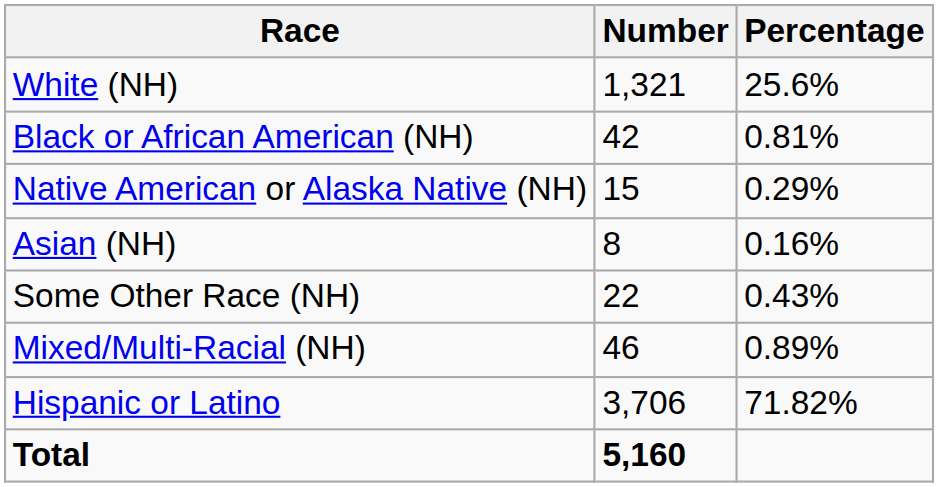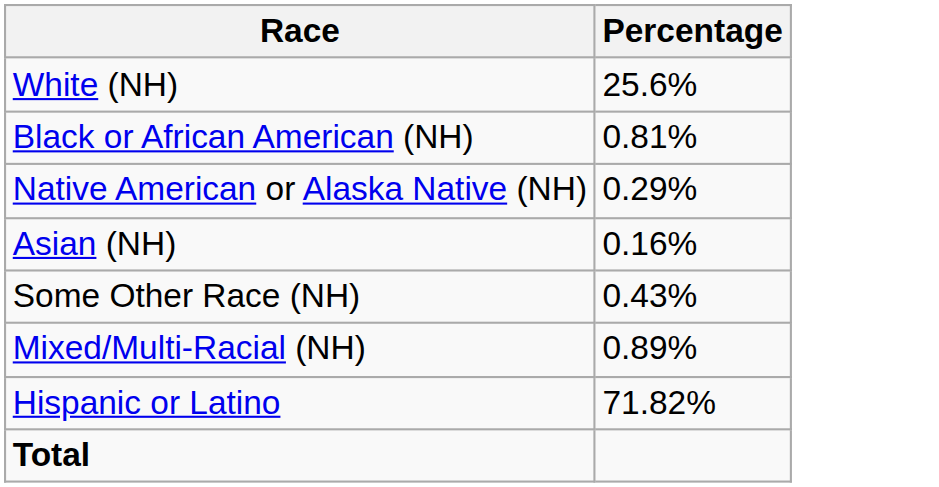- column: (666, 31)
